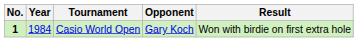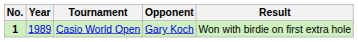(40, 29) 1984 -> (40, 29) 1989
